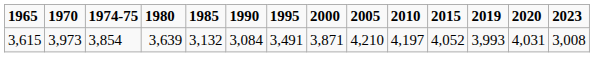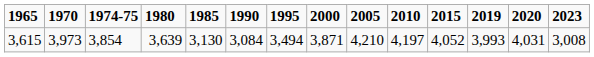(206, 39) 3,132 -> (206, 39) 3,130
(287, 39) 3,491 -> (287, 39) 3,494
